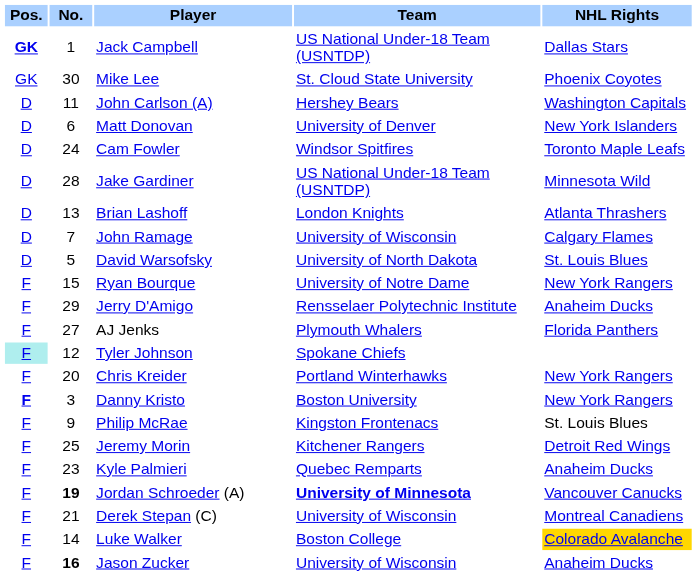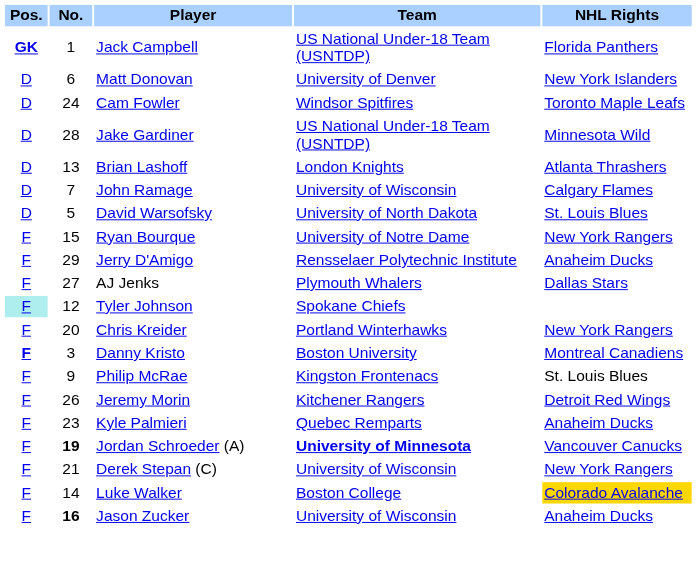(586, 47) Dallas Stars -> (601, 47) Florida Panthers
- row: (128, 79)
- row: (154, 102)
(601, 329) Florida Panthers -> (586, 283) Dallas Stars
(609, 399) New York Rangers -> (614, 353) Montreal Canadiens
(71, 446) 25 -> (71, 399) 26
(614, 516) Montreal Canadiens -> (609, 469) New York Rangers
